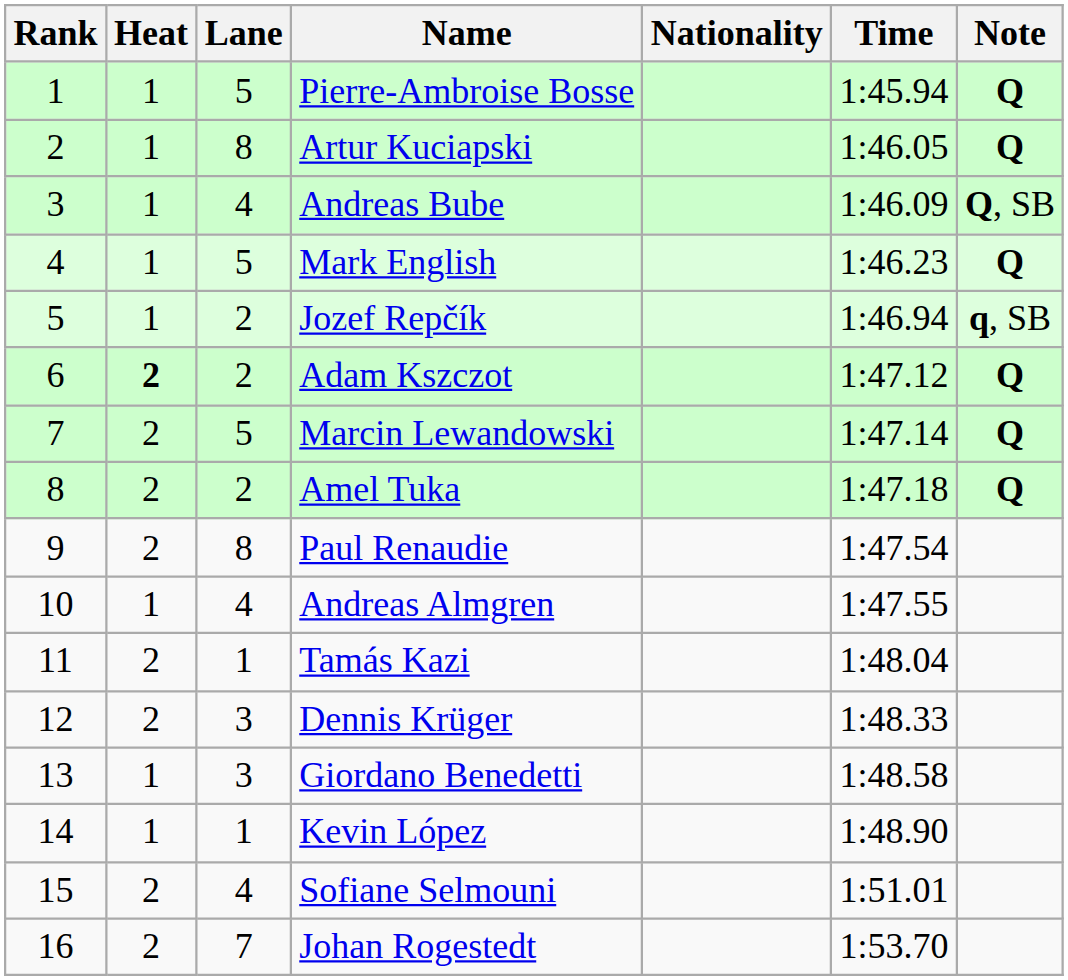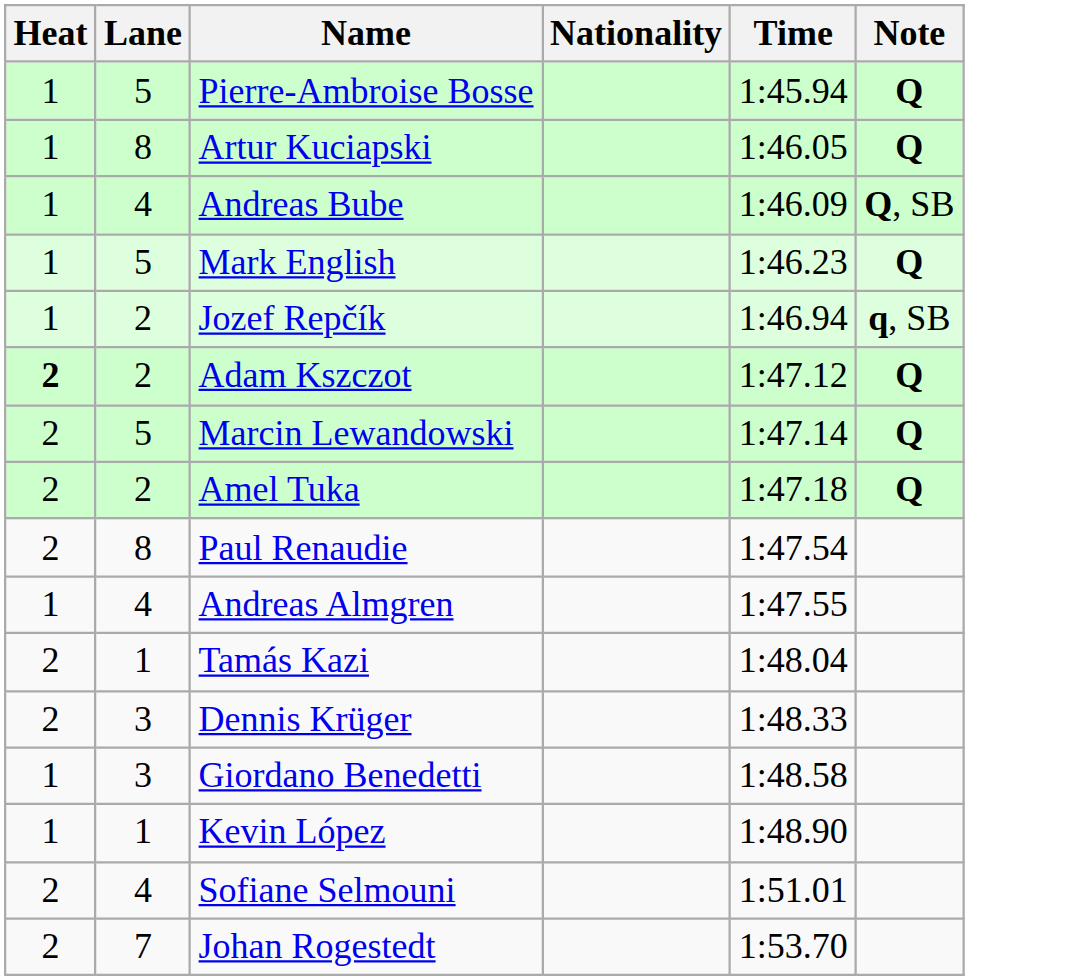- column: (55, 33)
